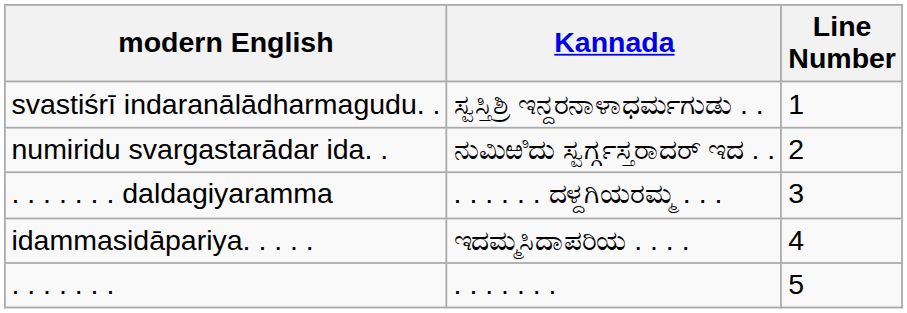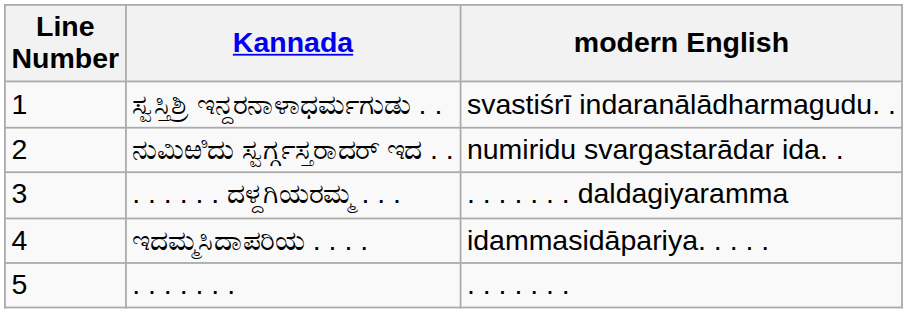columns swapped: (842, 43) <-> (226, 43)
